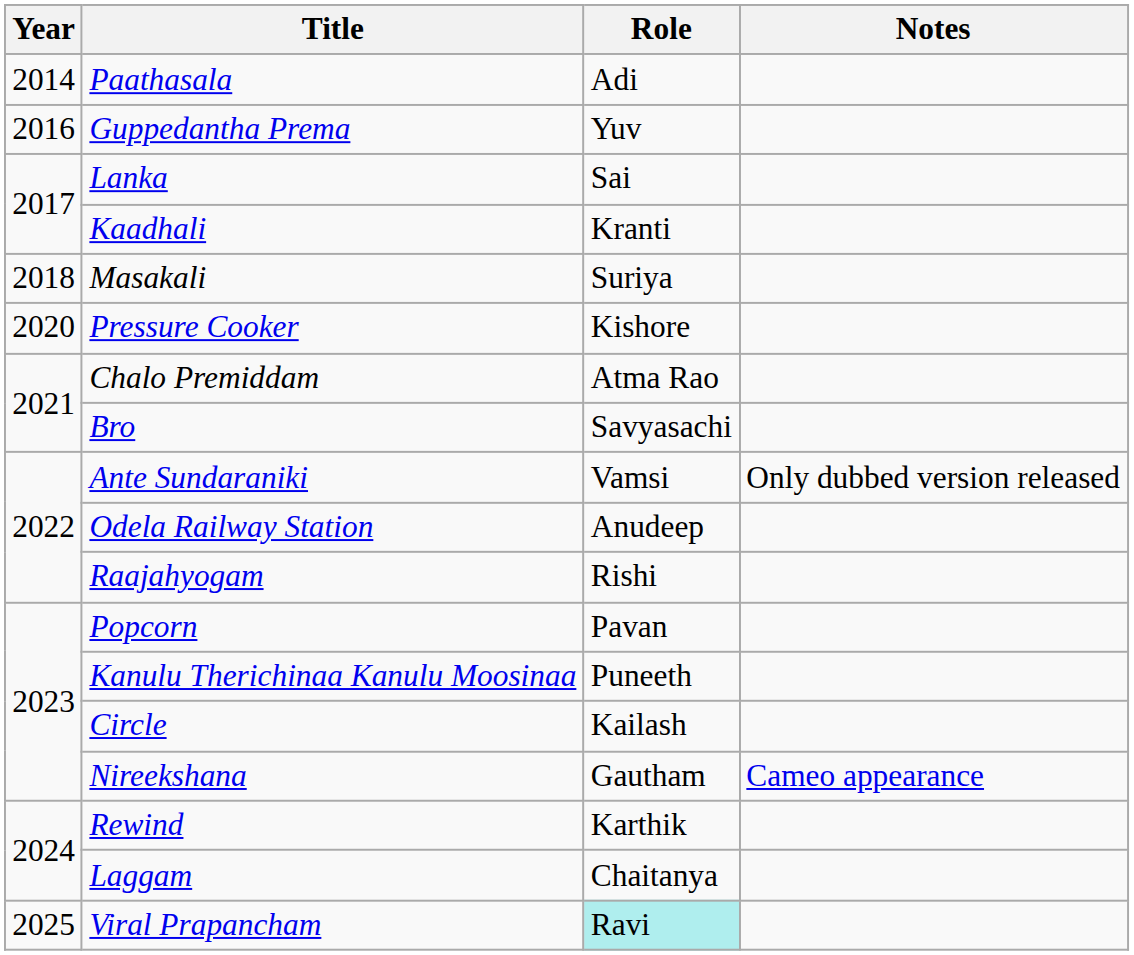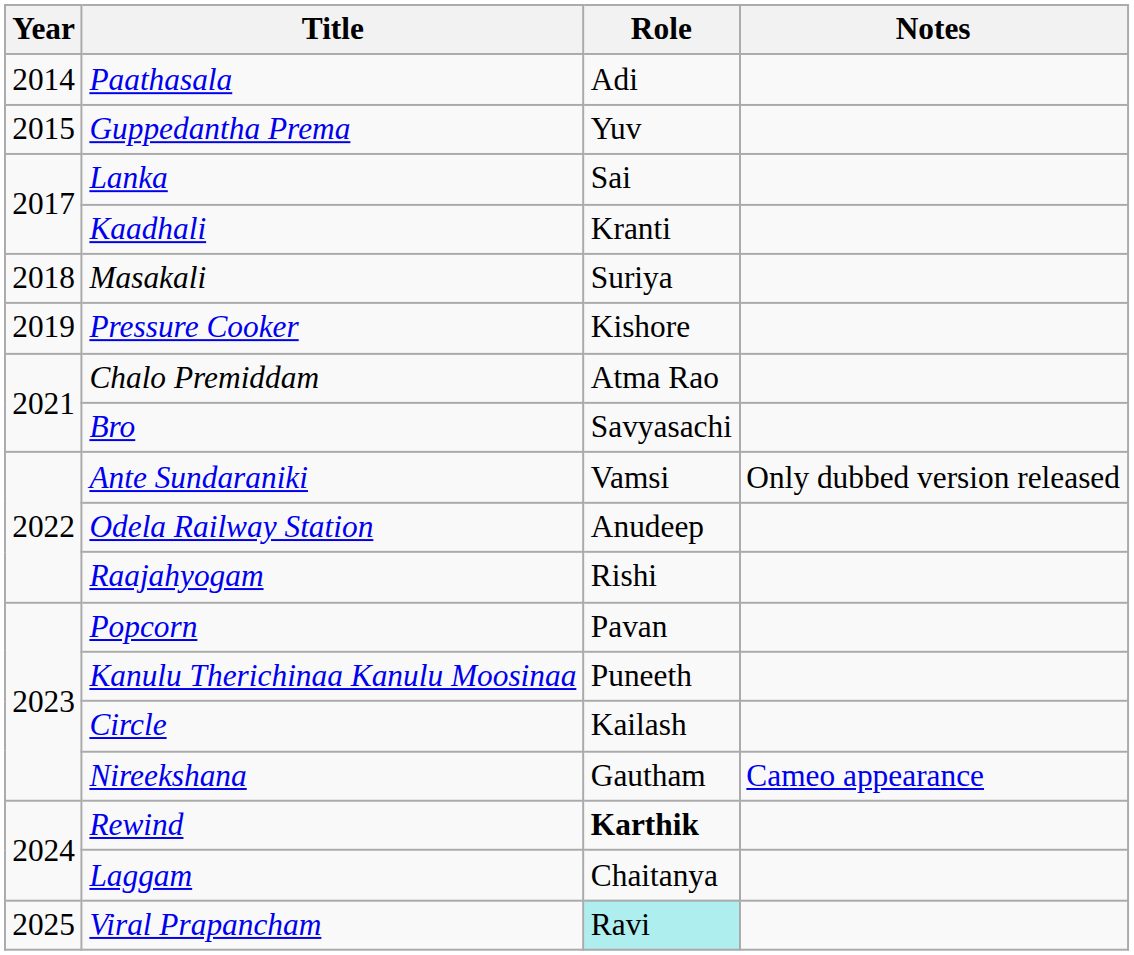(44, 128) 2016 -> (44, 128) 2015
(44, 327) 2020 -> (44, 327) 2019
(639, 825) normal -> (645, 825) bold
